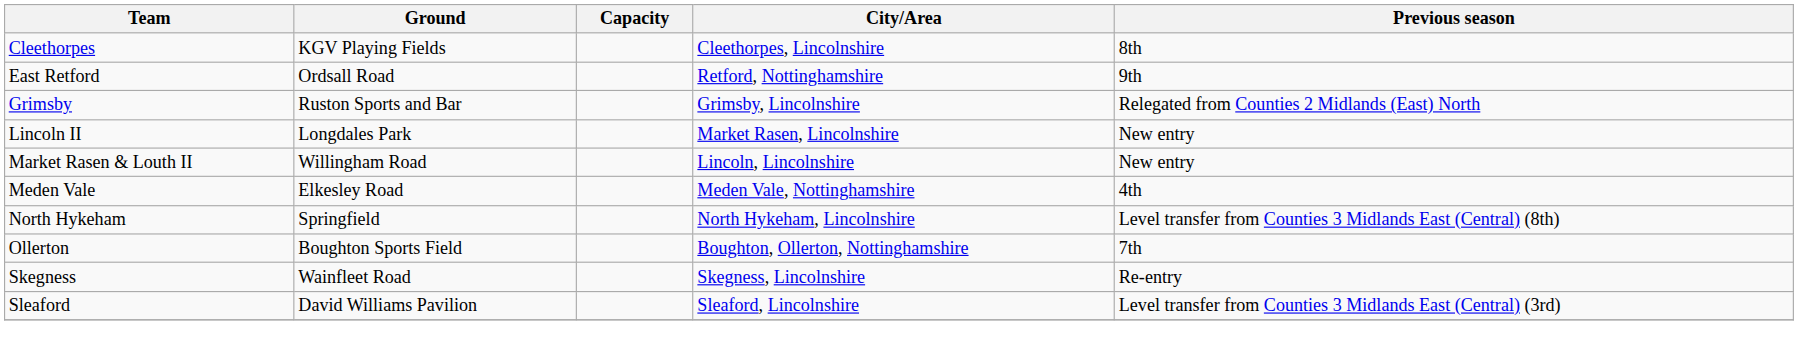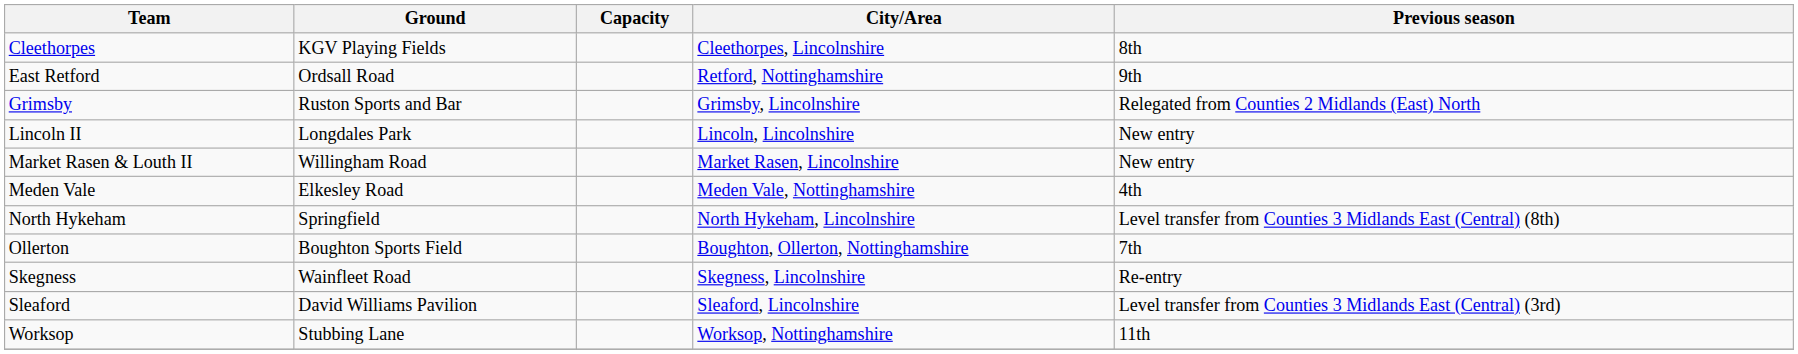(798, 133) Market Rasen, Lincolnshire -> (776, 133) Lincoln, Lincolnshire
(776, 162) Lincoln, Lincolnshire -> (798, 162) Market Rasen, Lincolnshire
+ row: (41, 334)
